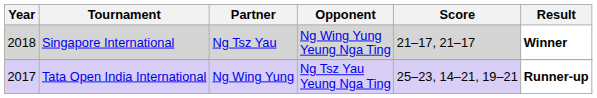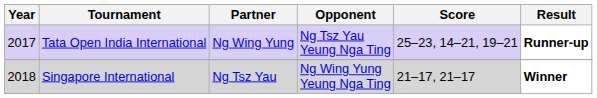rows swapped: (124, 77) <-> (108, 42)
